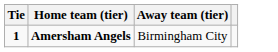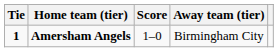+ column: (152, 14)
